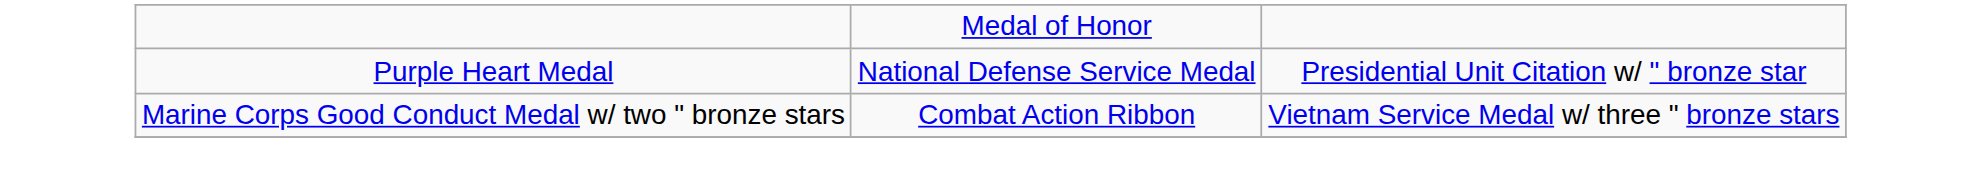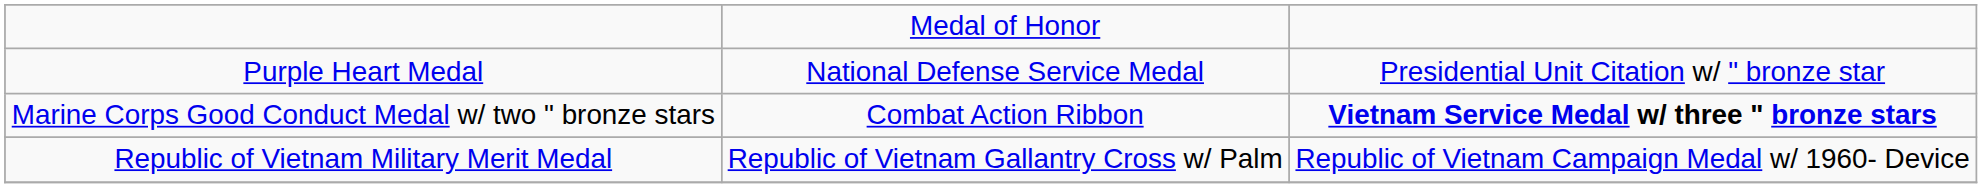(1554, 114) normal -> (1633, 114) bold
+ row: (363, 159)
